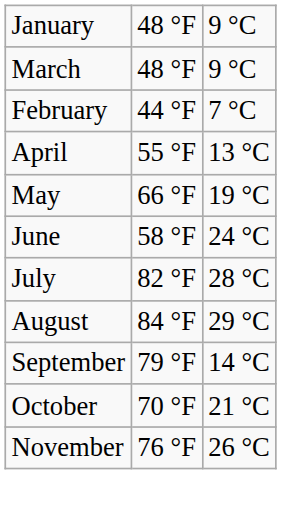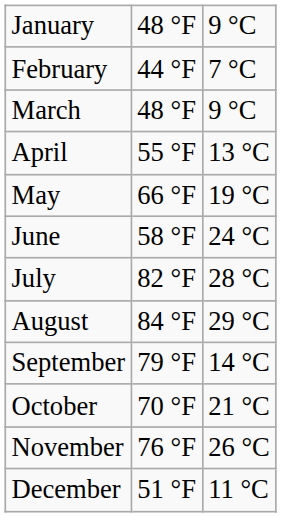rows swapped: (59, 110) <-> (46, 68)
+ row: (66, 489)
